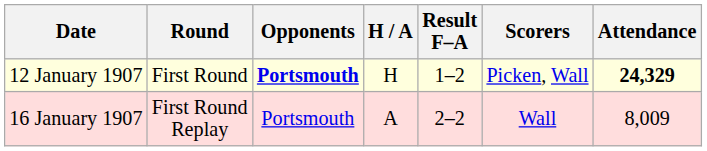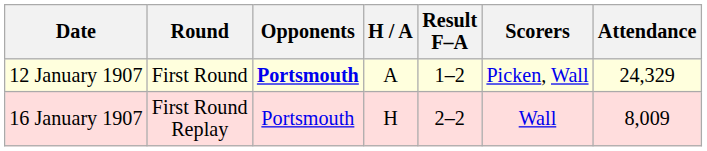(391, 75) H -> (391, 75) A
(647, 75) bold -> (647, 75) normal
(391, 118) A -> (391, 118) H
